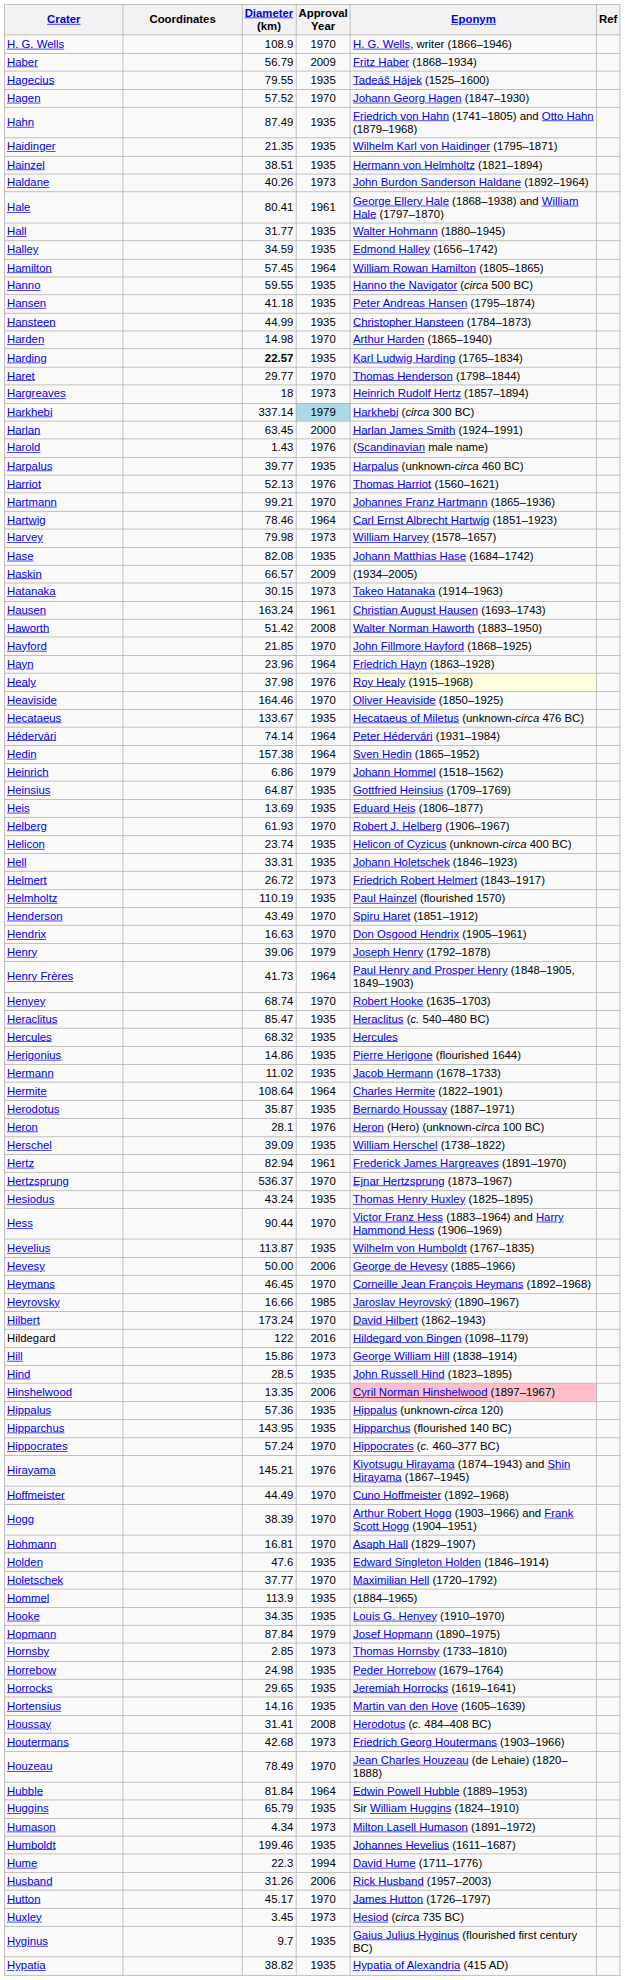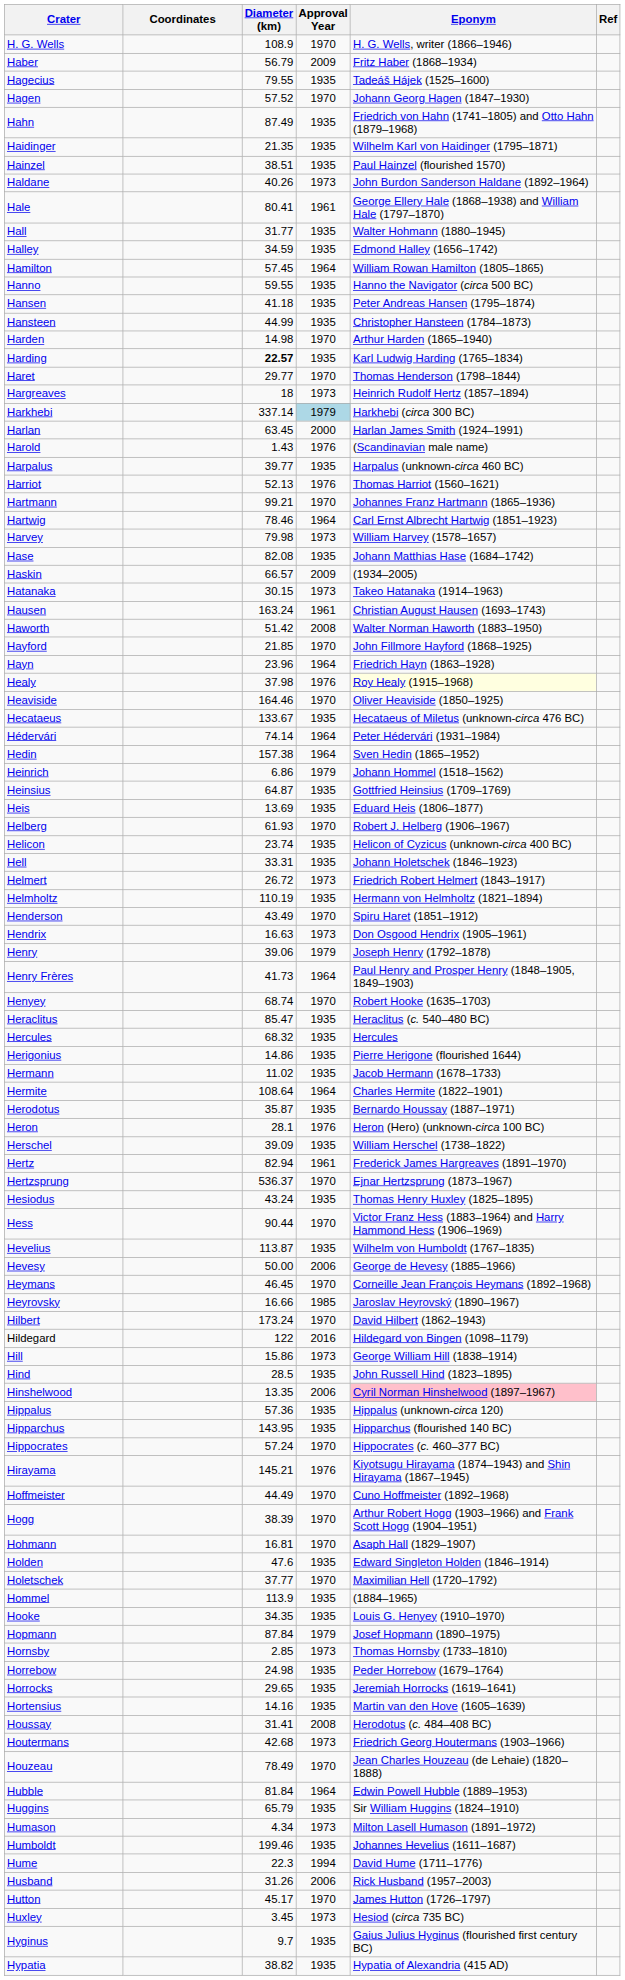(448, 165) Hermann von Helmholtz (1821–1894) -> (429, 165) Paul Hainzel (flourished 1570)
(429, 898) Paul Hainzel (flourished 1570) -> (448, 898) Hermann von Helmholtz (1821–1894)
(323, 934) 1970 -> (323, 934) 1973
